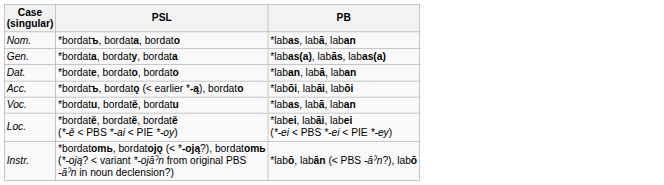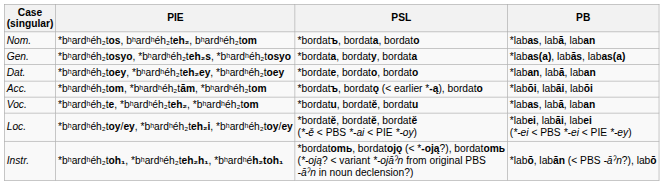+ column: (175, 18)
